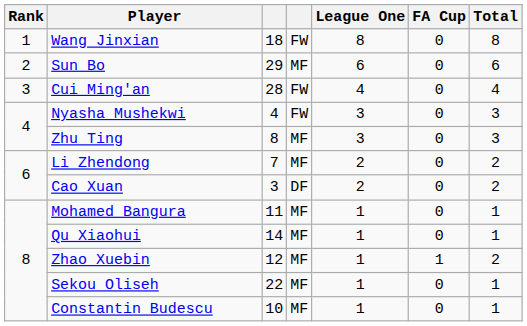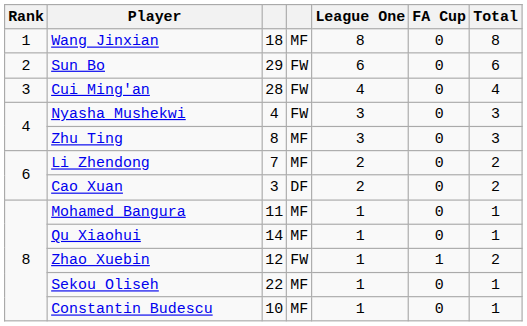(299, 41) FW -> (299, 41) MF
(299, 65) MF -> (299, 65) FW
(299, 260) MF -> (299, 260) FW
